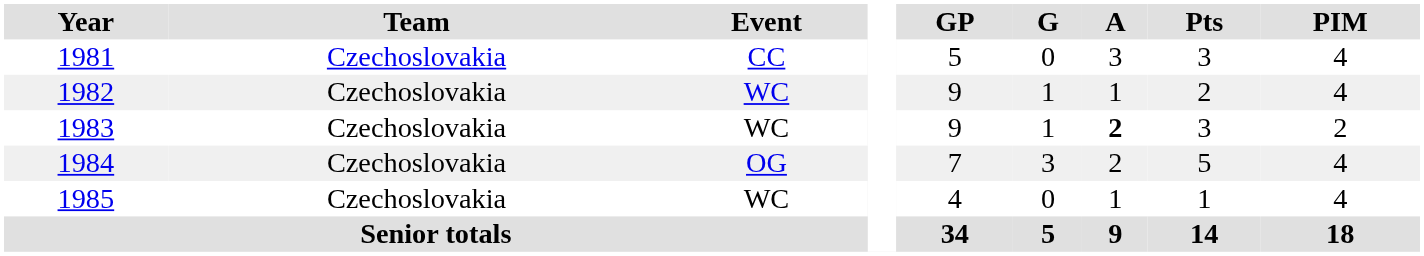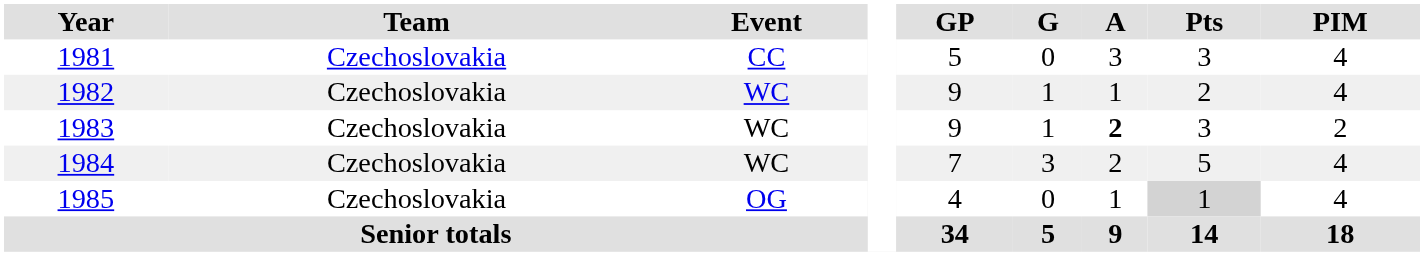(766, 162) OG -> (766, 162) WC
(766, 198) WC -> (766, 198) OG
(1204, 198) no background -> (1204, 198) lightgrey background
